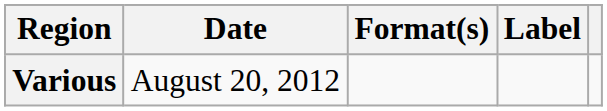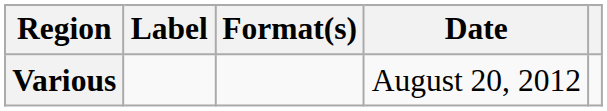columns swapped: (235, 29) <-> (542, 29)
